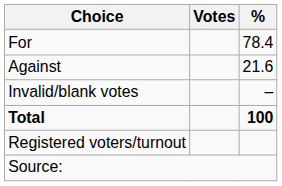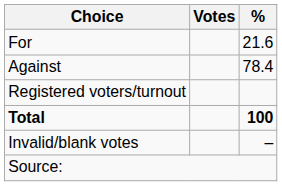(258, 42) 78.4 -> (258, 42) 21.6
(258, 67) 21.6 -> (258, 67) 78.4
rows swapped: (73, 92) <-> (97, 142)
